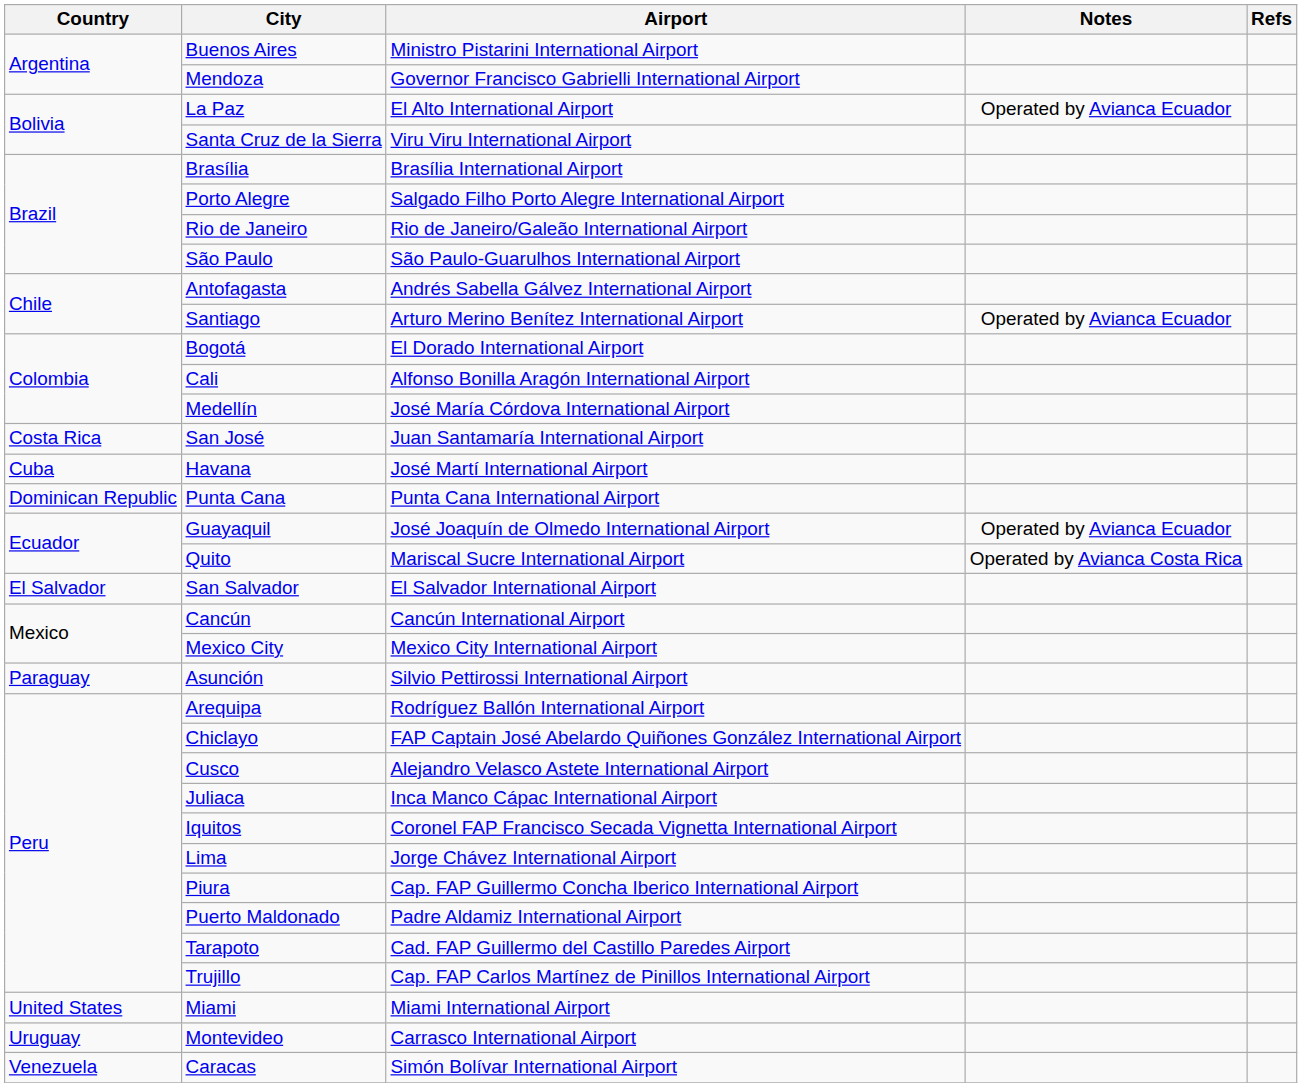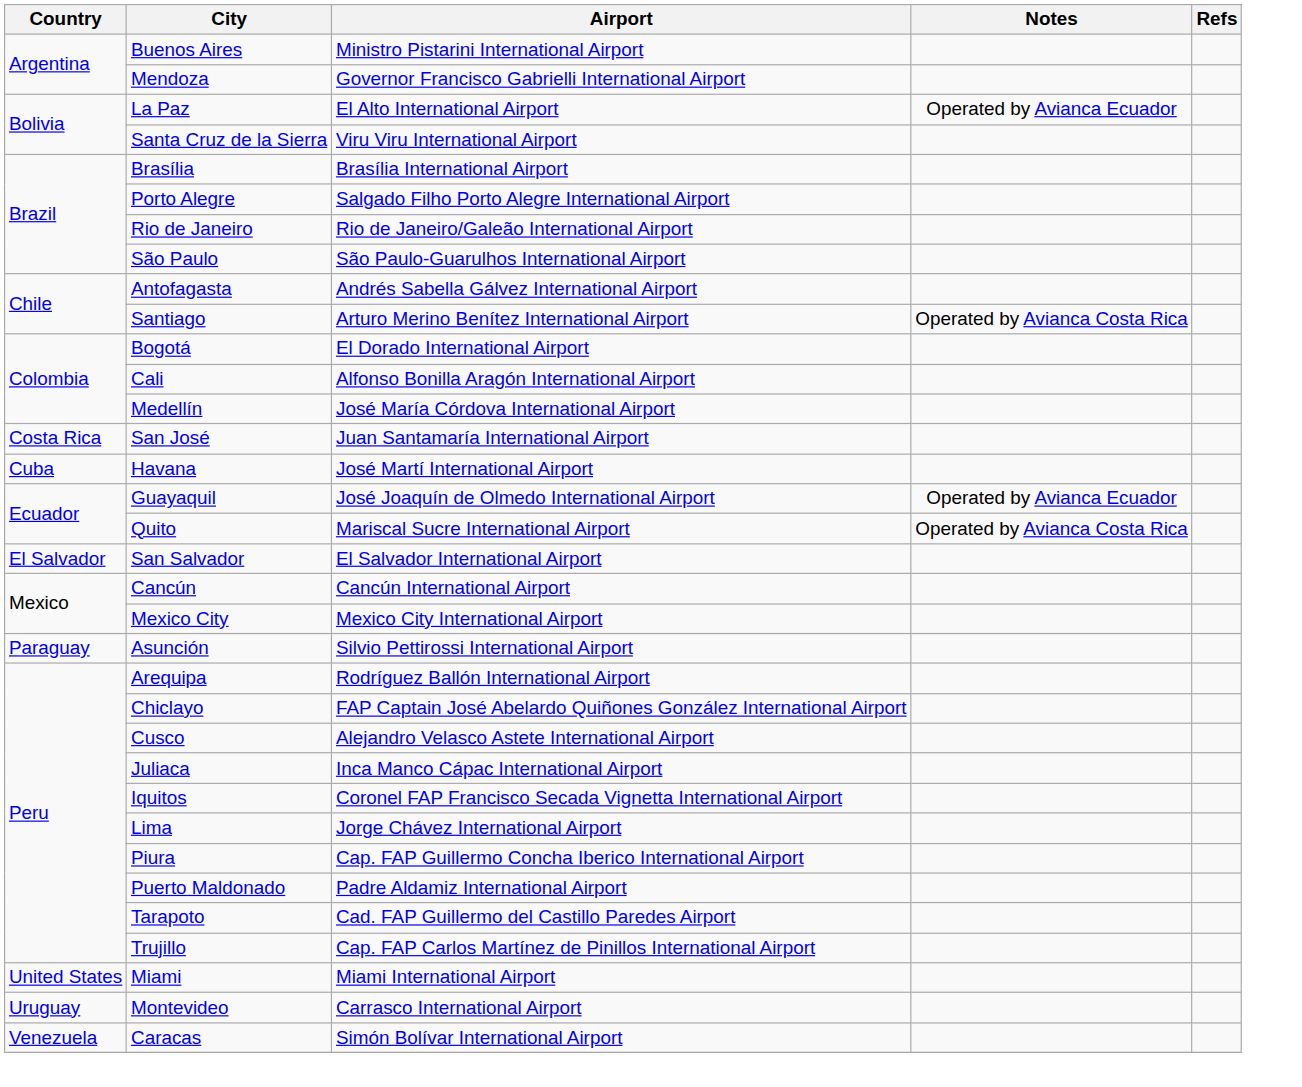(1106, 318) Operated by Avianca Ecuador -> (1052, 318) Operated by Avianca Costa Rica
- row: (235, 498)
